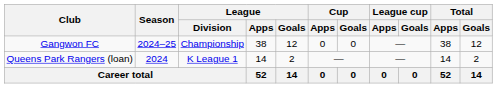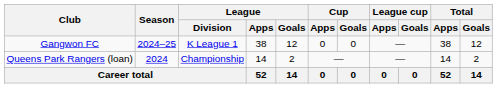(212, 43) Championship -> (212, 43) K League 1
(212, 59) K League 1 -> (212, 59) Championship
